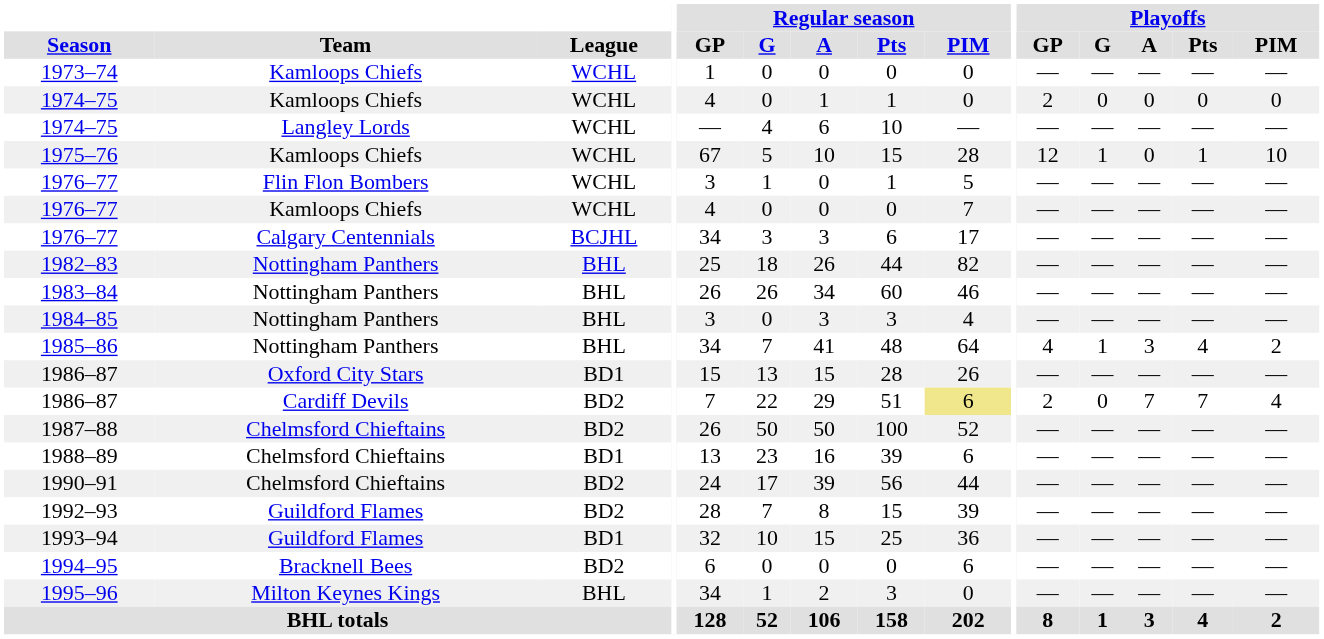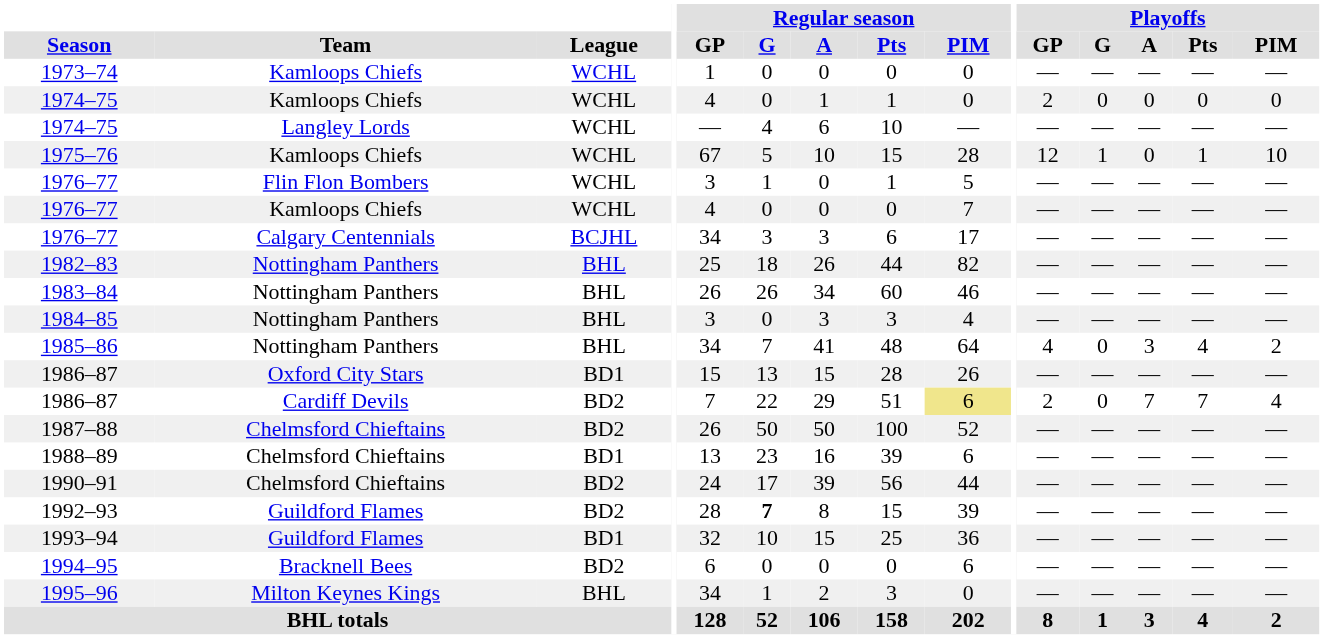(1103, 346) 1 -> (1103, 346) 0
(767, 510) normal -> (767, 510) bold
